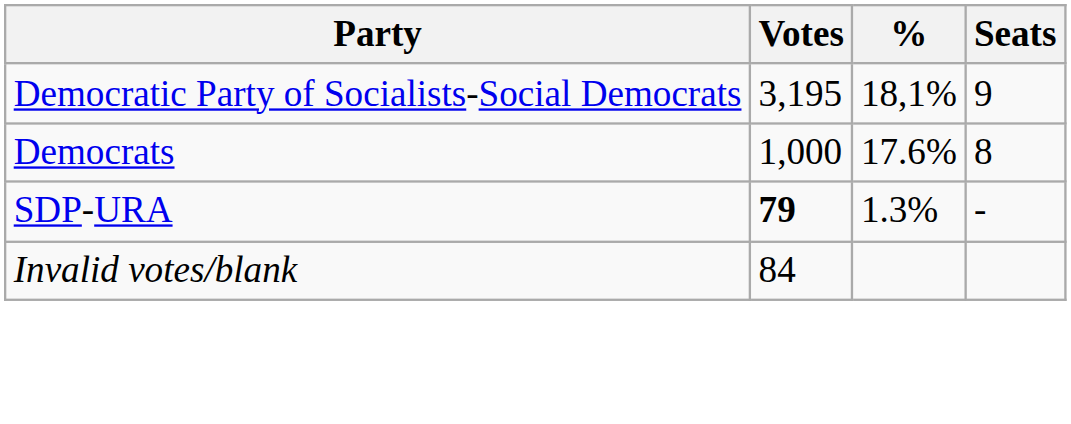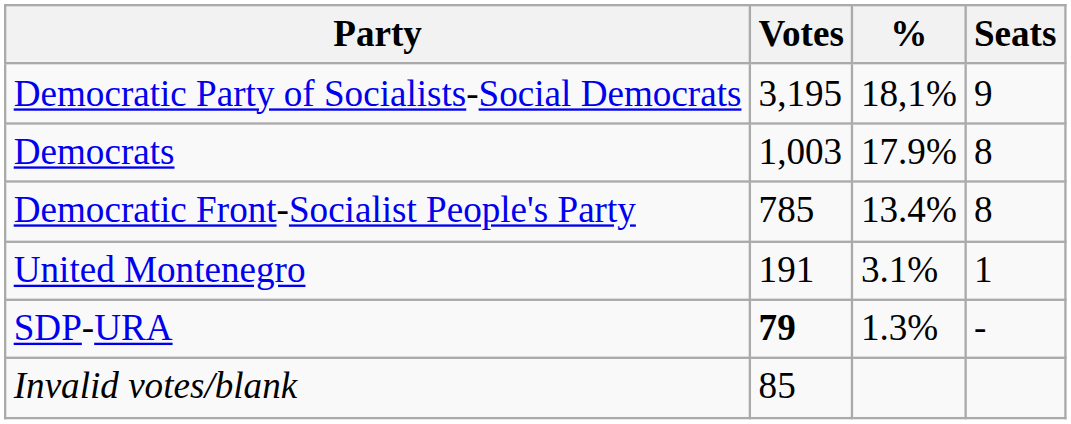(800, 151) 1,000 -> (800, 151) 1,003
(909, 151) 17.6% -> (909, 151) 17.9%
+ row: (325, 210)
+ row: (160, 269)
(777, 269) 84 -> (777, 387) 85
